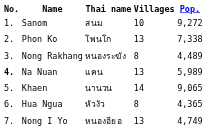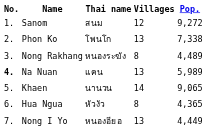(139, 23) 10 -> (139, 23) 12
(190, 121) 4,749 -> (190, 121) 4,449
